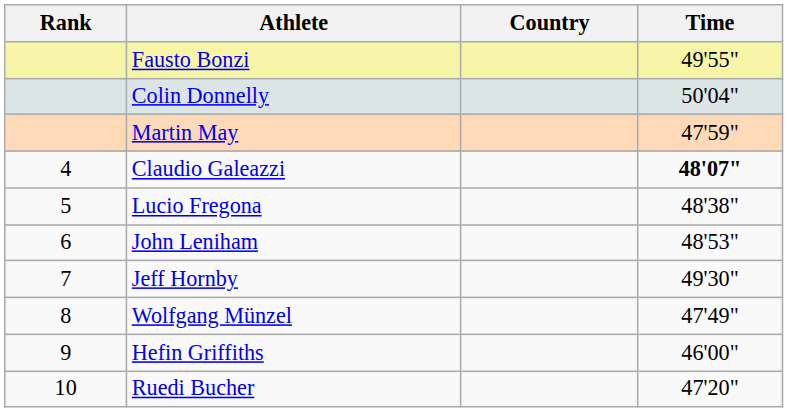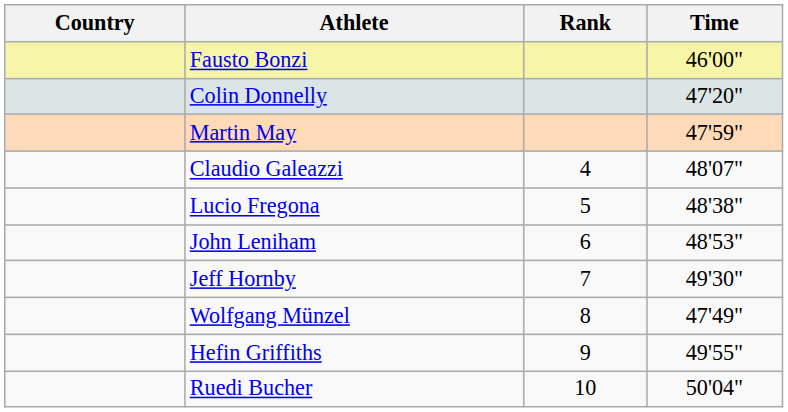columns swapped: (66, 23) <-> (550, 23)
(710, 59) 49'55" -> (714, 59) 46'00"
(710, 96) 50'04" -> (714, 96) 47'20"
(710, 169) bold -> (714, 169) normal
(710, 352) 46'00" -> (714, 352) 49'55"
(710, 388) 47'20" -> (714, 388) 50'04"
